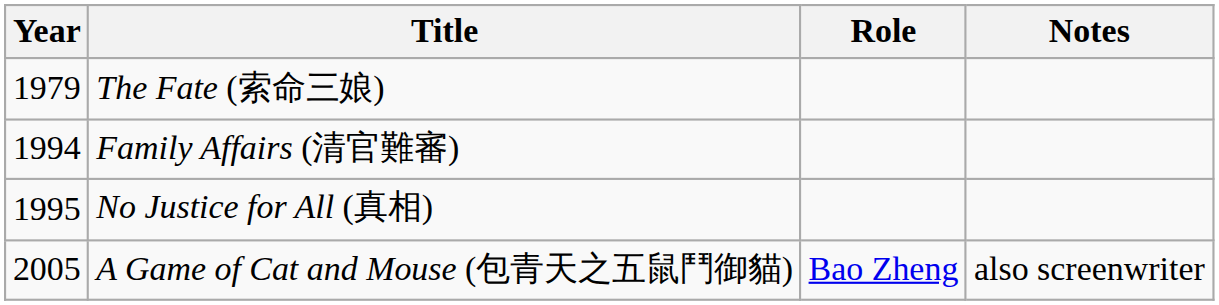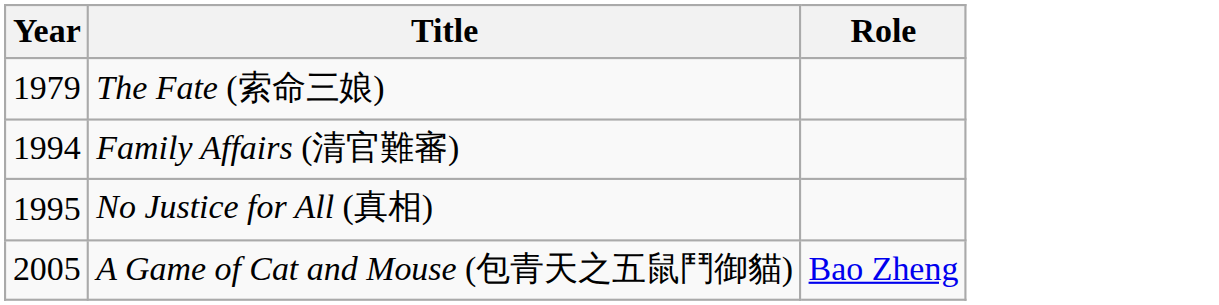- column: (1089, 31)
